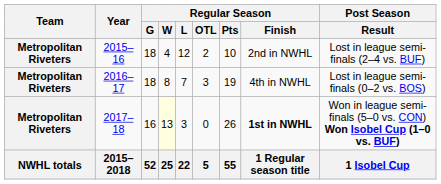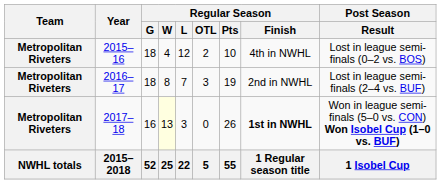(280, 53) 2nd in NWHL -> (280, 53) 4th in NWHL
(378, 53) Lost in league semi-finals (2–4 vs. BUF) -> (378, 53) Lost in league semi-finals (0–2 vs. BOS)
(280, 82) 4th in NWHL -> (280, 82) 2nd in NWHL
(378, 82) Lost in league semi-finals (0–2 vs. BOS) -> (378, 82) Lost in league semi-finals (2–4 vs. BUF)
